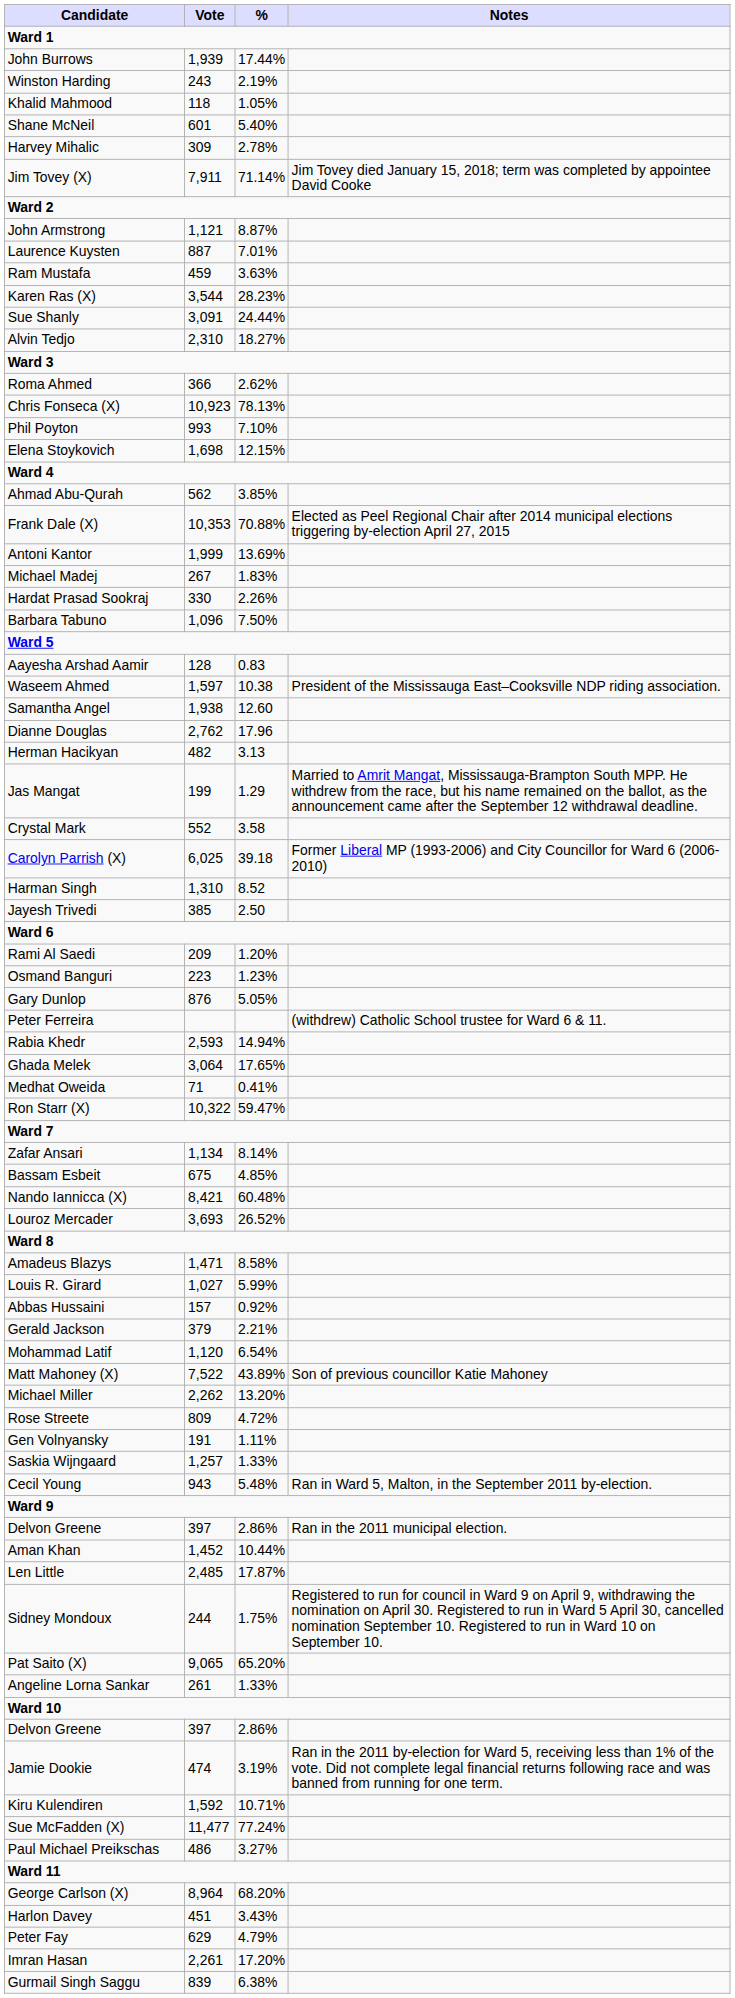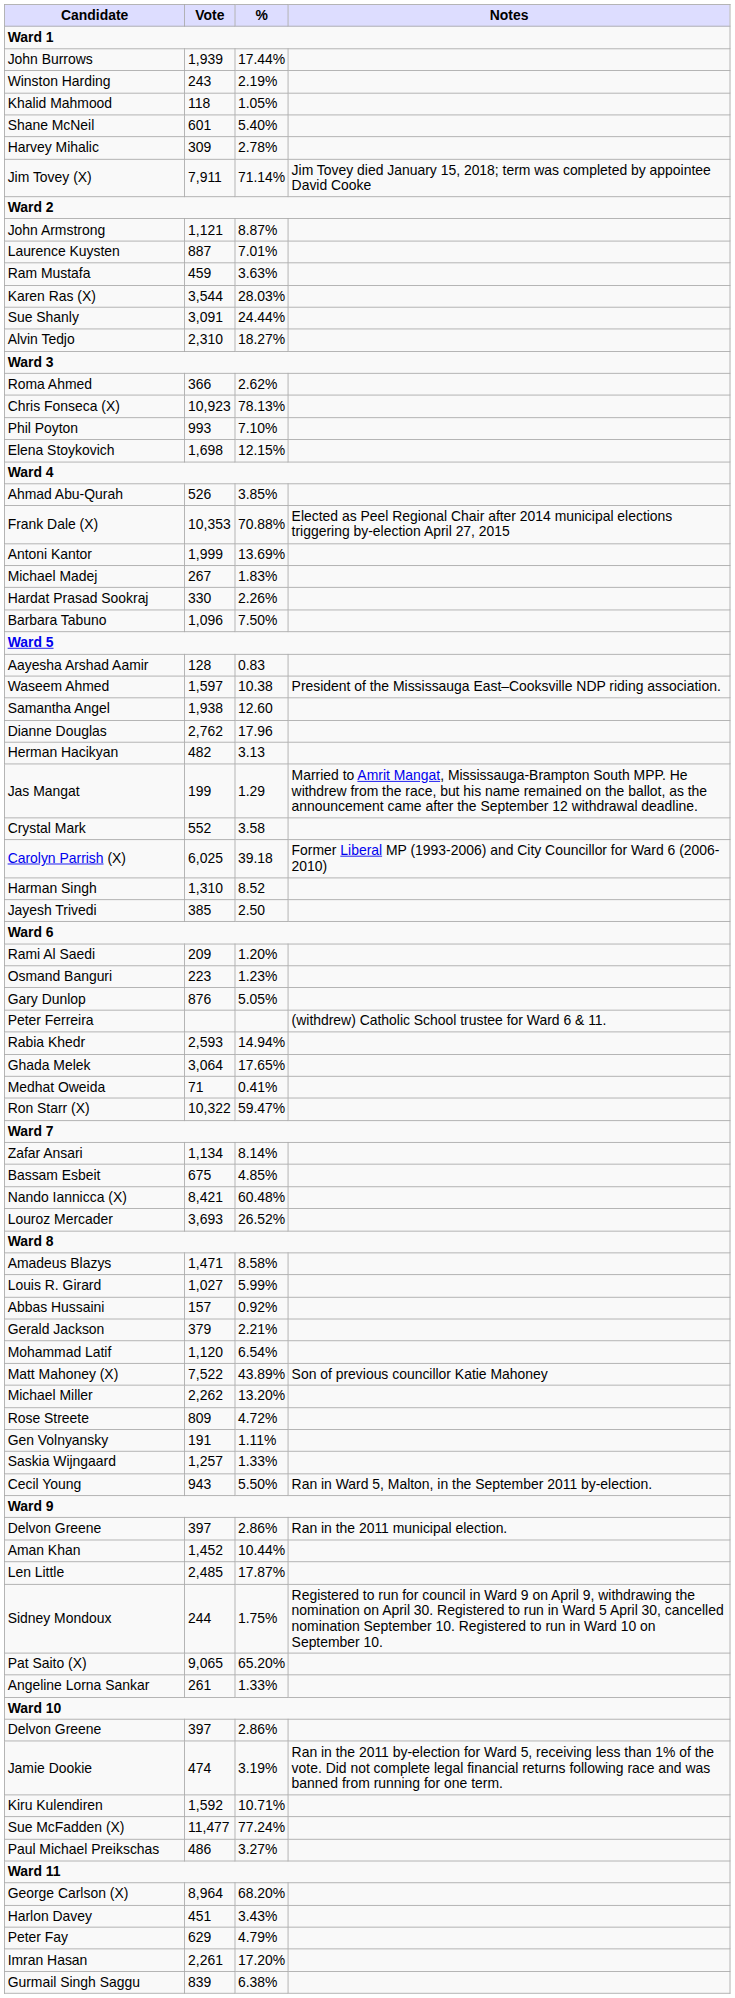(262, 296) 28.23% -> (262, 296) 28.03%
(200, 494) 562 -> (200, 494) 526
(258, 1484) 5.48% -> (258, 1484) 5.50%
